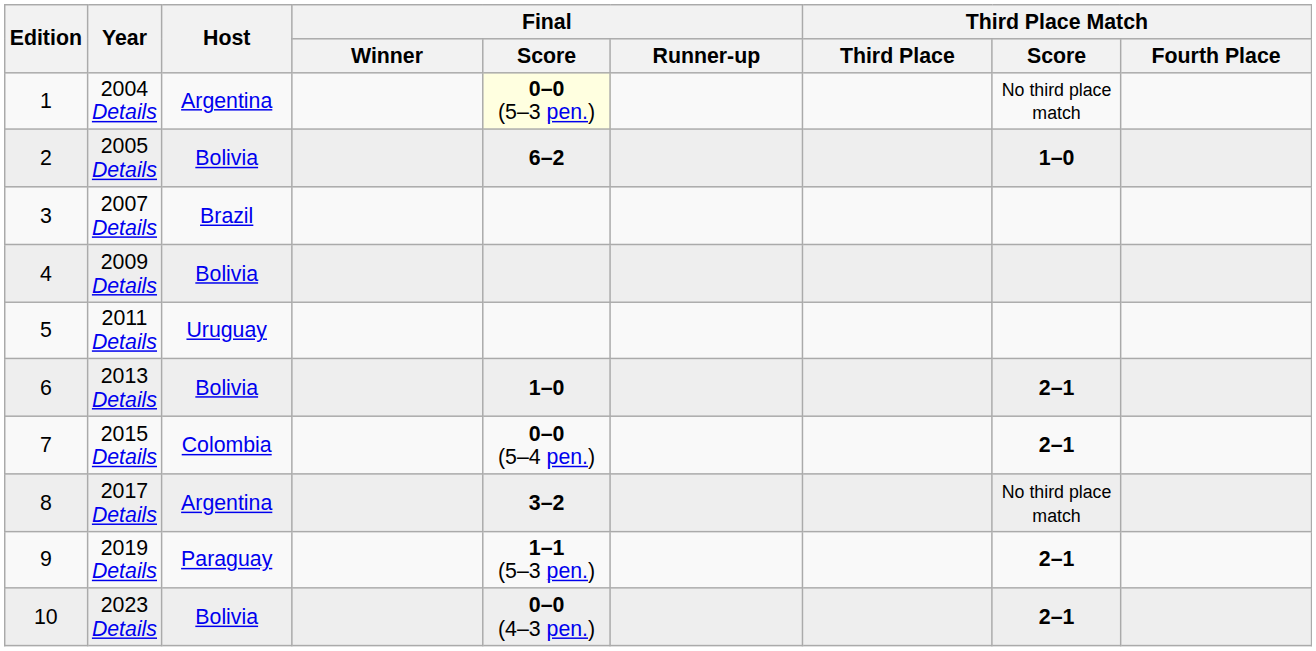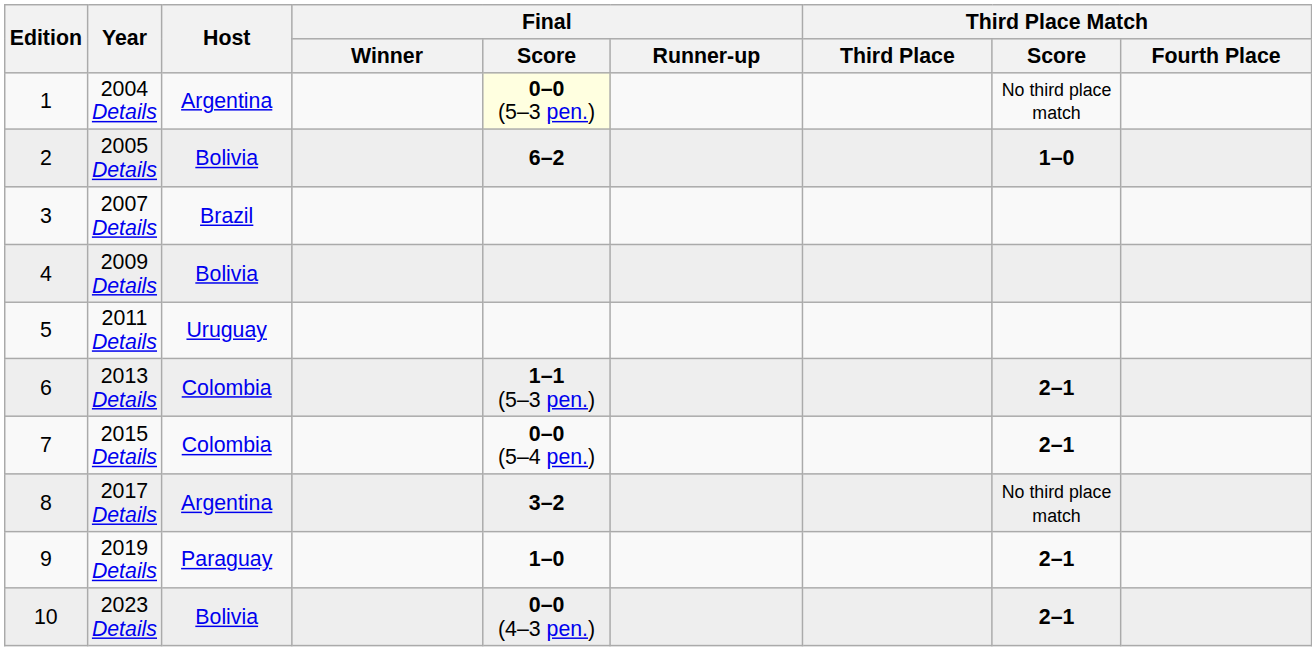(227, 388) Bolivia -> (227, 388) Colombia
(547, 388) 1–0 -> (547, 388) 1–1 (5–3 pen.)
(547, 560) 1–1 (5–3 pen.) -> (547, 560) 1–0
